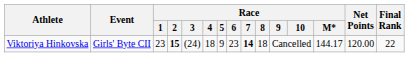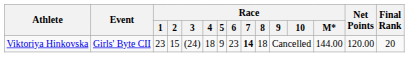(175, 44) bold -> (175, 44) normal
(329, 44) 144.17 -> (329, 44) 144.00
(390, 44) 22 -> (390, 44) 20
